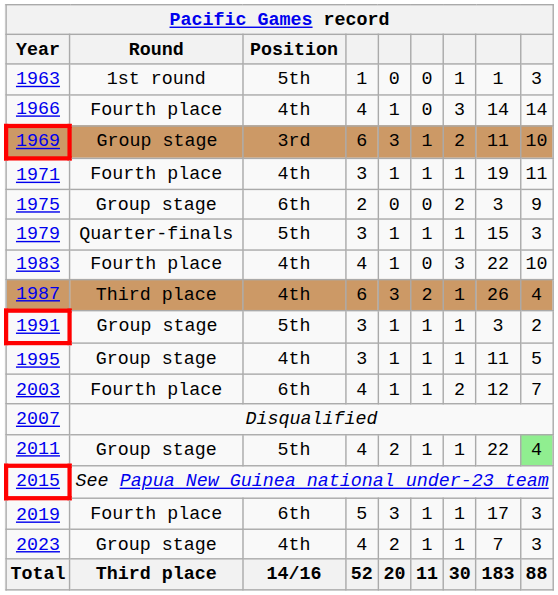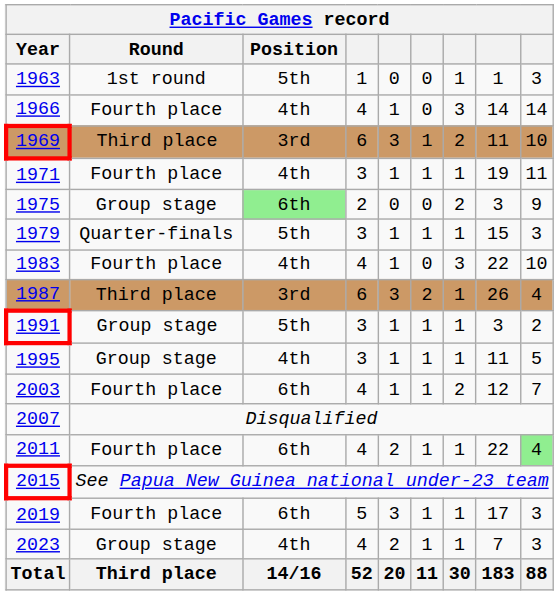(157, 142) Group stage -> (157, 142) Third place
(294, 205) no background -> (294, 205) lightgreen background
(294, 295) 4th -> (294, 295) 3rd
(156, 450) Group stage -> (156, 450) Fourth place
(294, 450) 5th -> (294, 450) 6th
